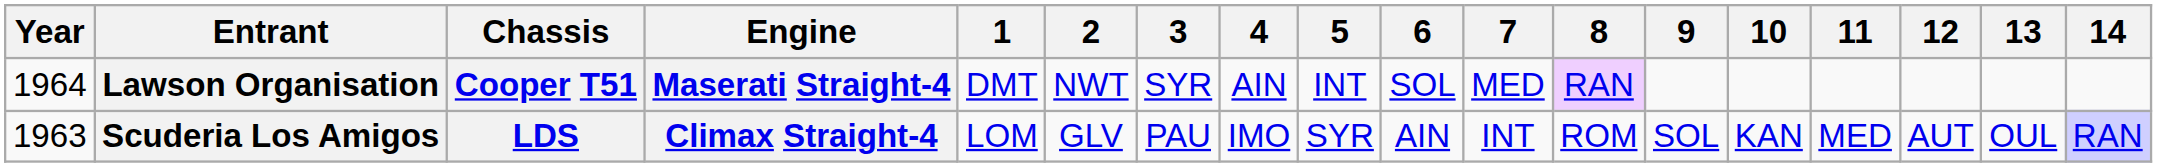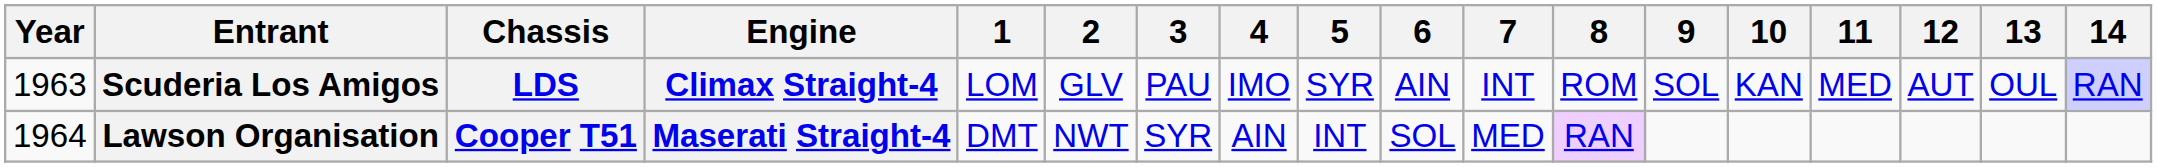rows swapped: (271, 136) <-> (271, 84)
